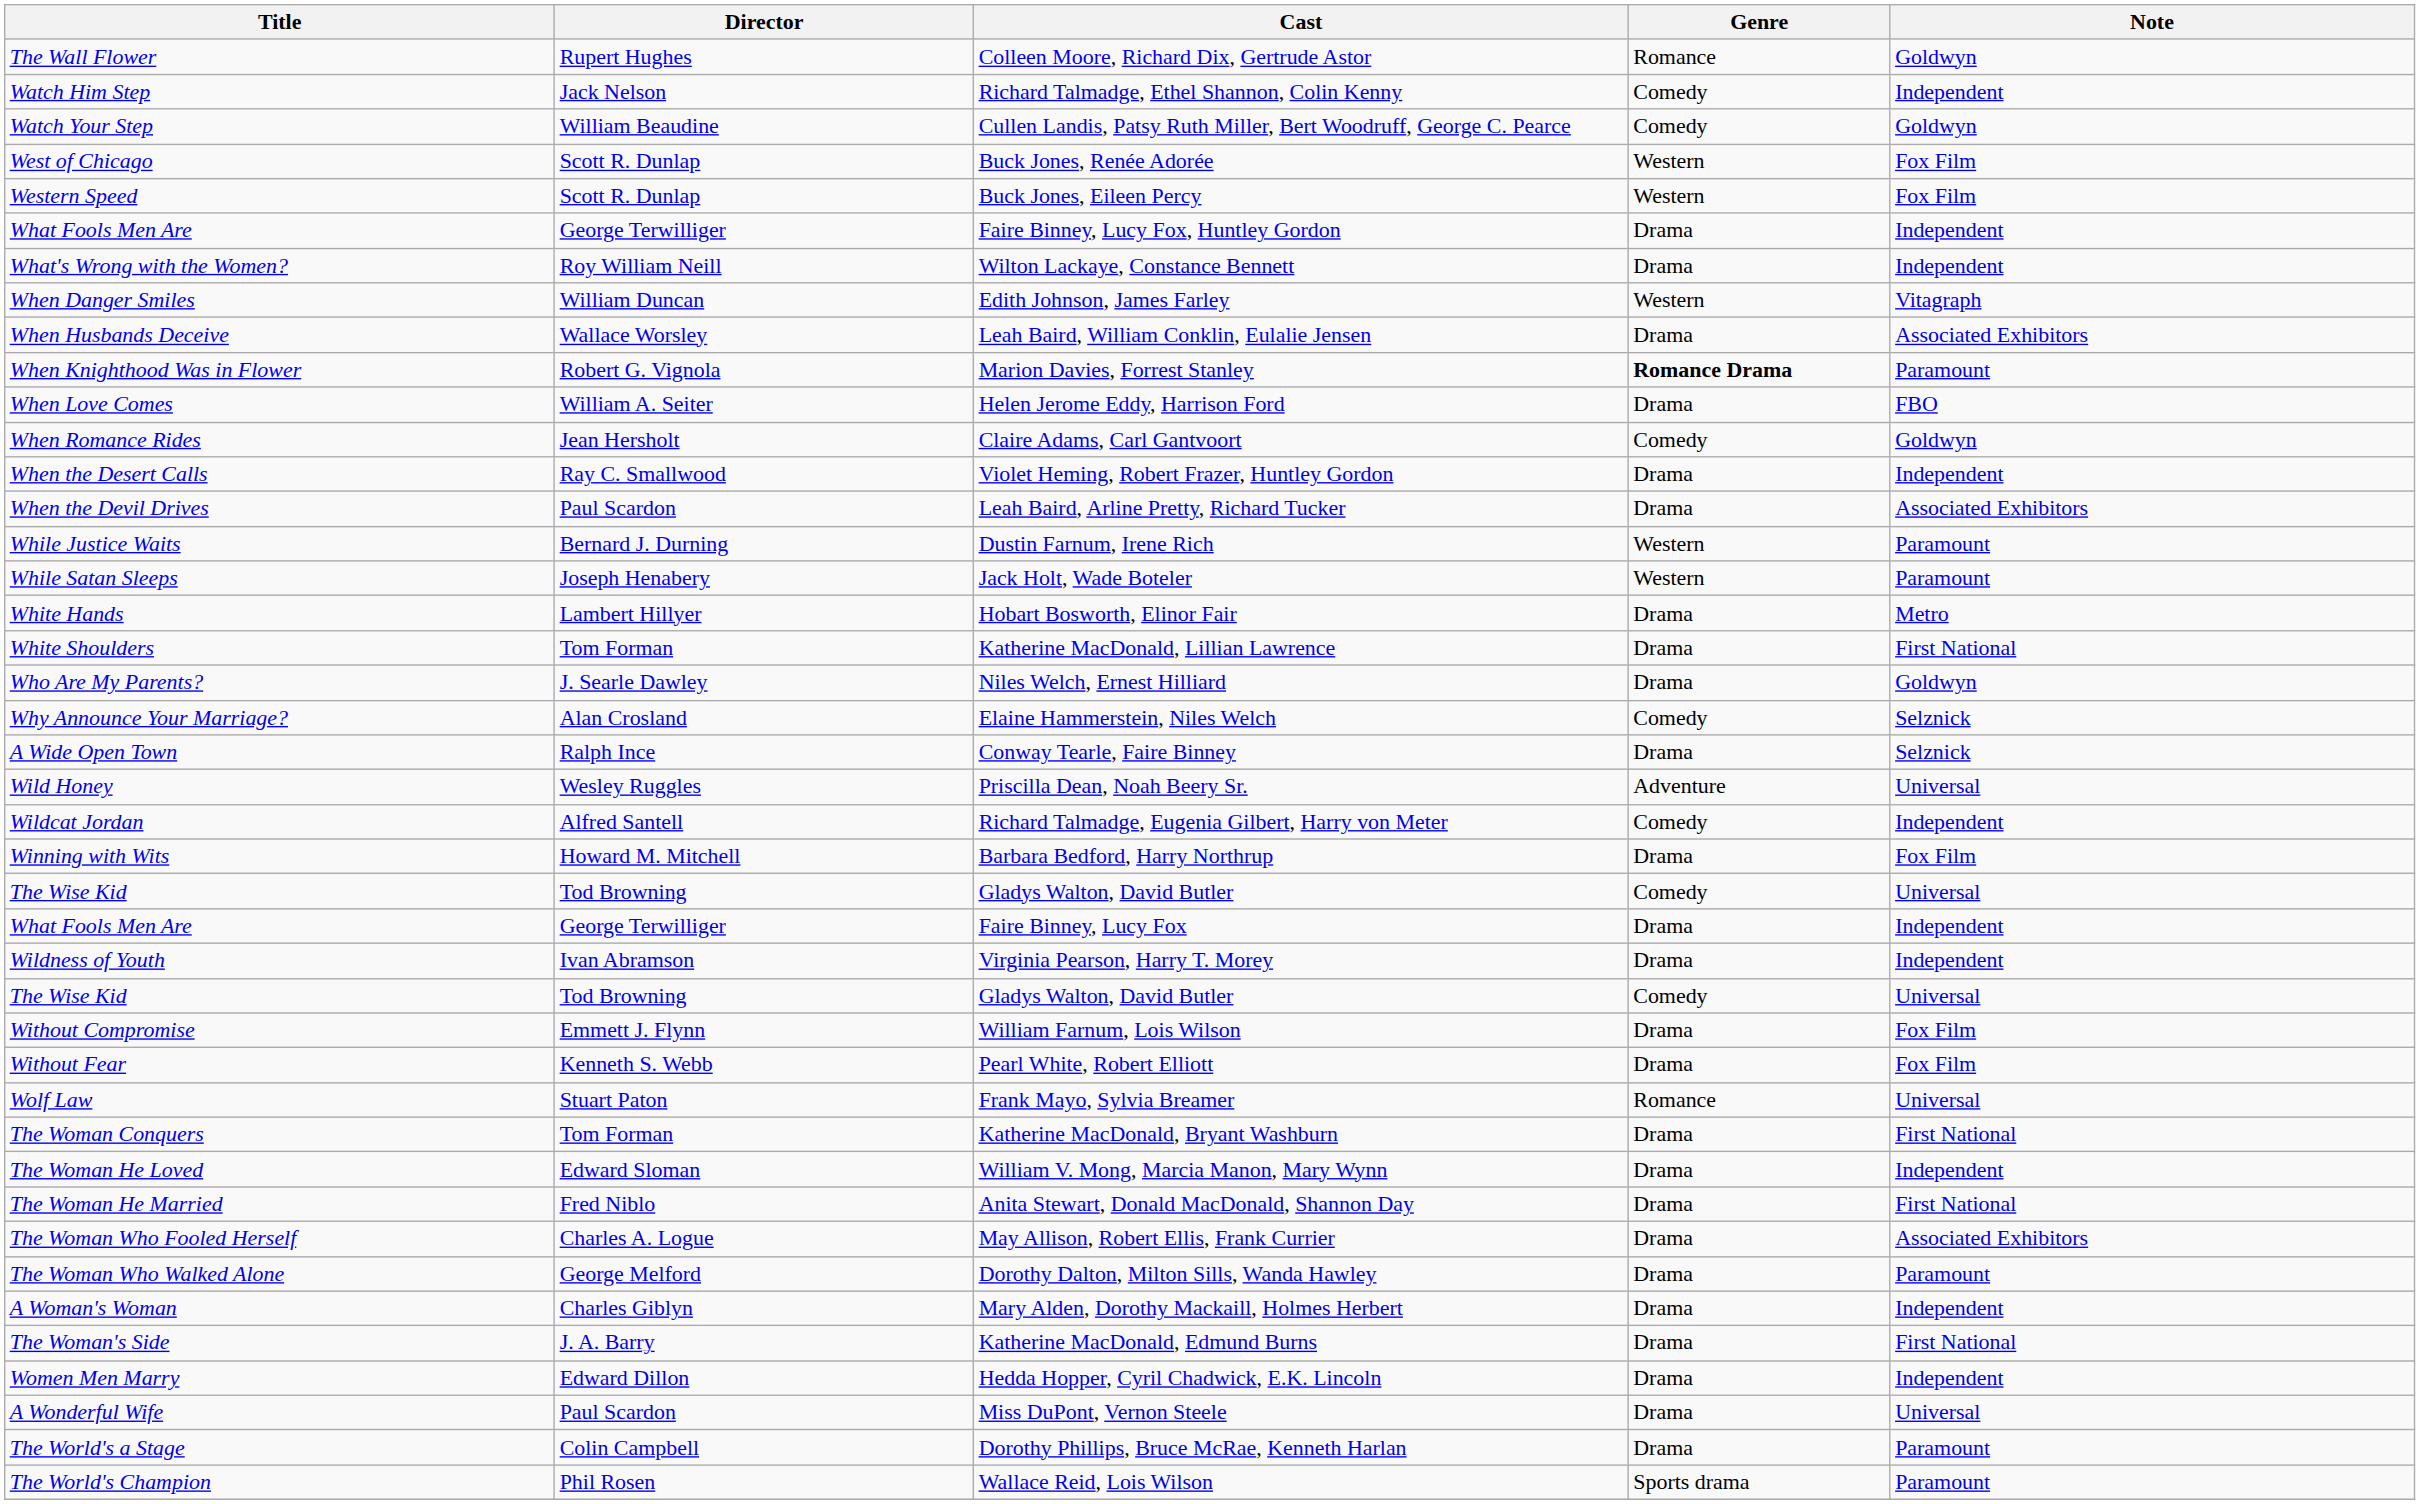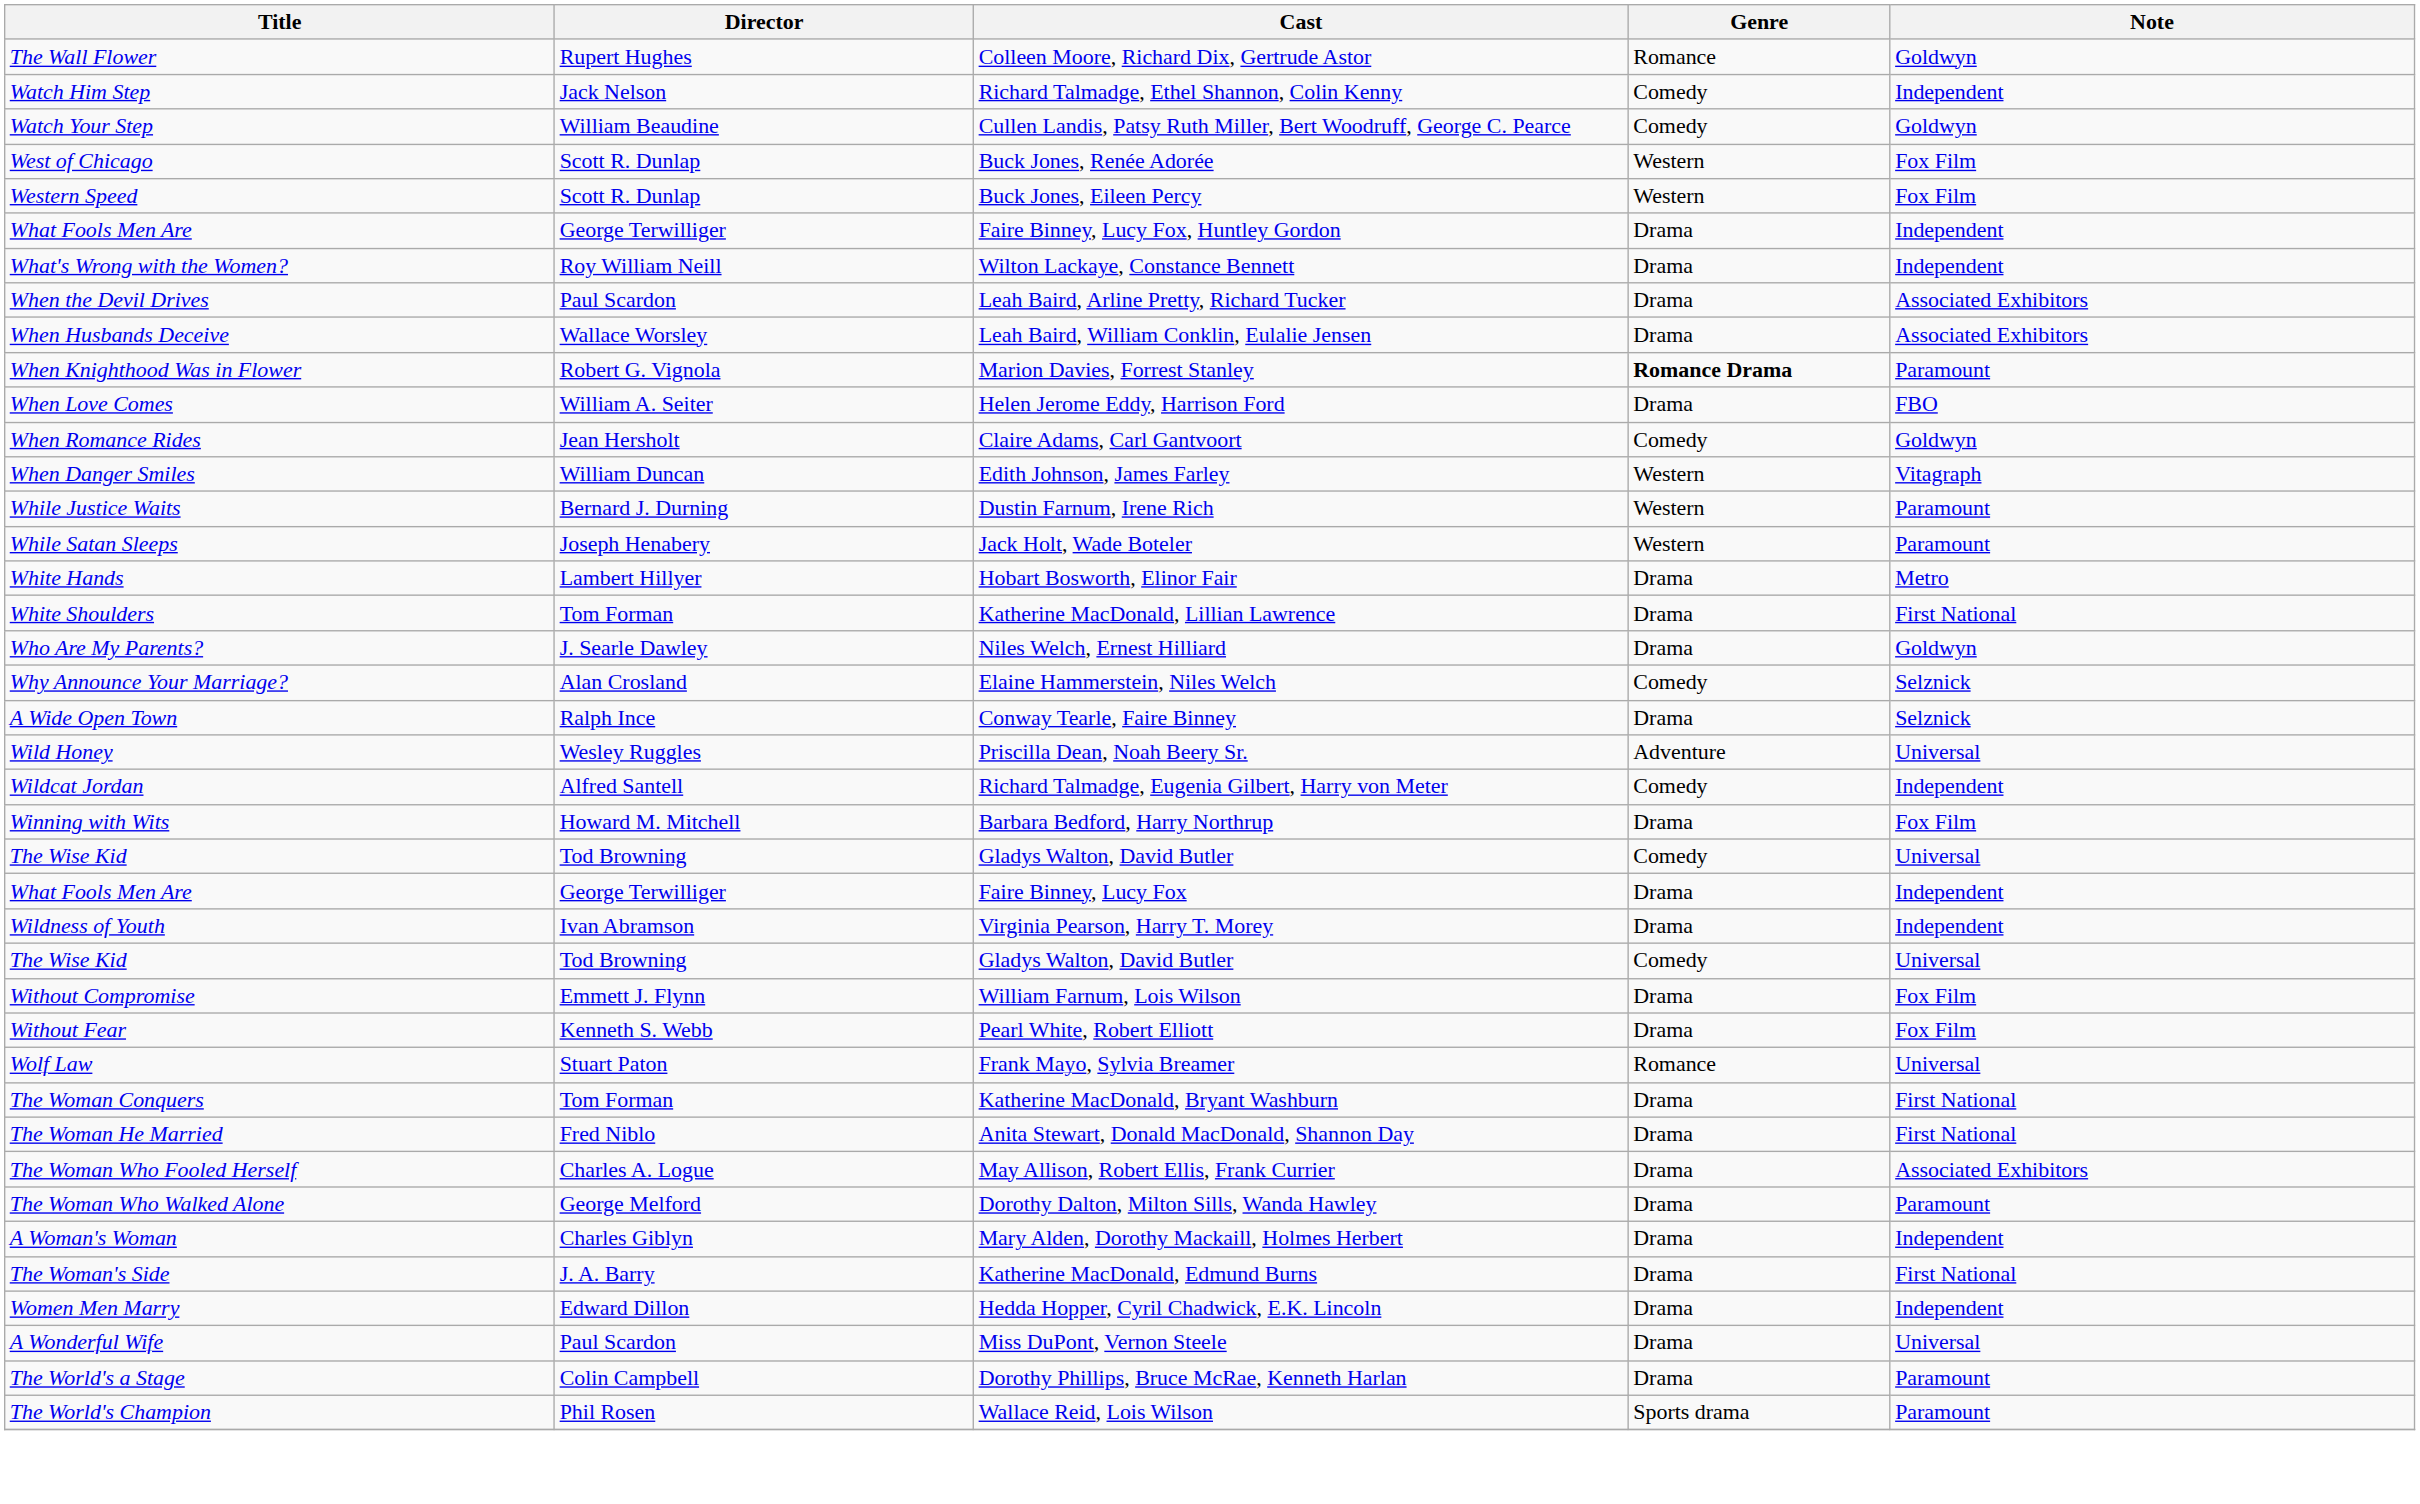rows swapped: (102, 299) <-> (109, 508)
- row: (109, 473)
- row: (106, 1169)
